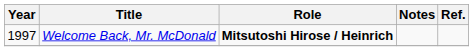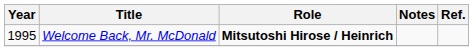(22, 35) 1997 -> (22, 35) 1995
